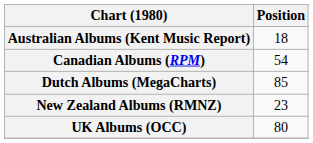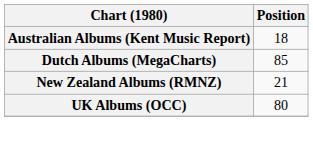- row: (129, 60)
(281, 104) 23 -> (281, 82) 21
